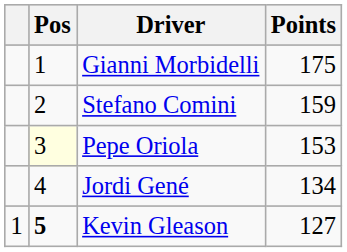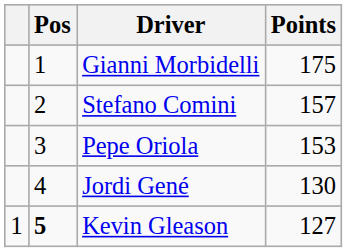(318, 105) 159 -> (318, 105) 157
(40, 145) lightyellow background -> (40, 145) no background
(318, 186) 134 -> (318, 186) 130
